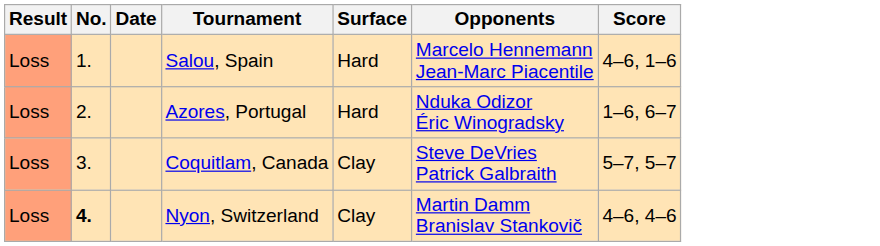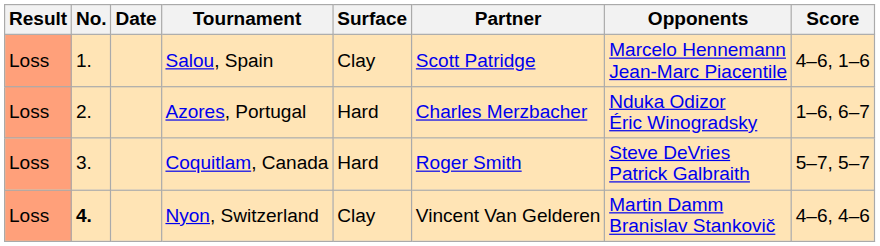+ column: (508, 19)
(358, 60) Hard -> (356, 60) Clay
(356, 163) Clay -> (358, 163) Hard
